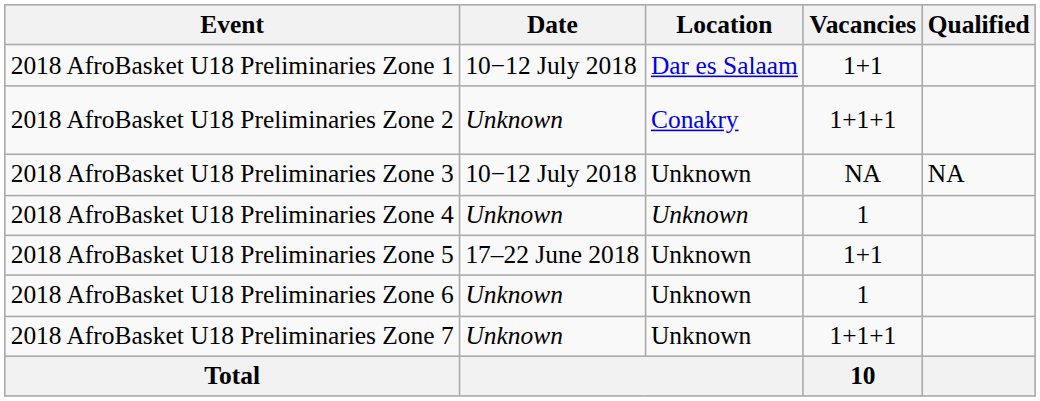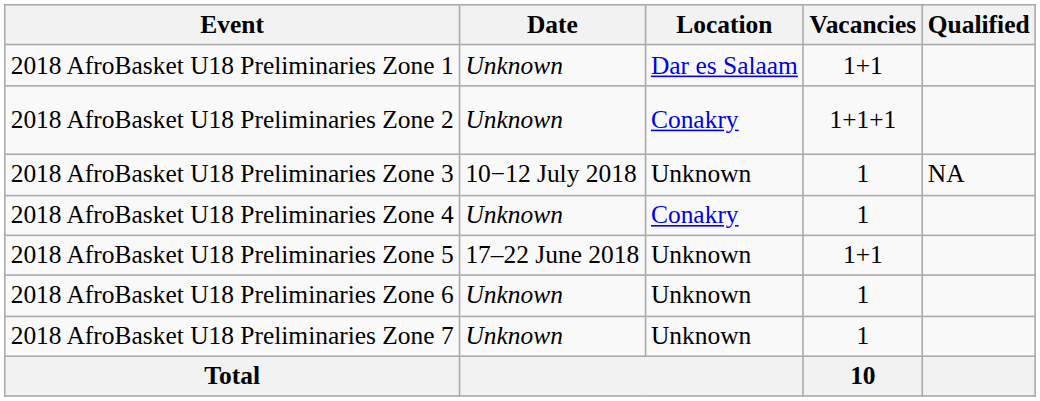(551, 65) 10−12 July 2018 -> (514, 65) Unknown
(863, 174) NA -> (863, 174) 1
(700, 214) Unknown -> (695, 214) Conakry
(863, 335) 1+1+1 -> (863, 335) 1
